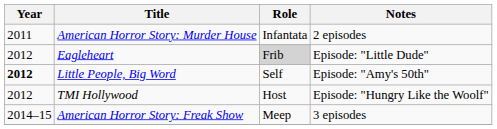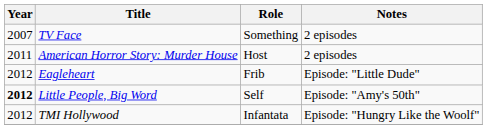+ row: (60, 34)
(285, 34) Infantata -> (255, 54) Host
(273, 54) lightgrey background -> (254, 74) no background
(274, 94) Host -> (266, 114) Infantata
- row: (150, 114)
